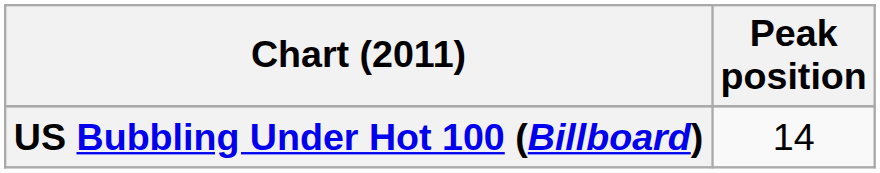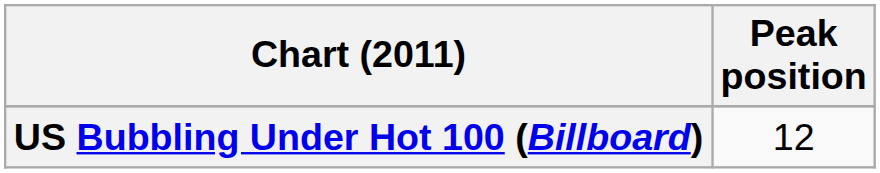(794, 136) 14 -> (794, 136) 12
